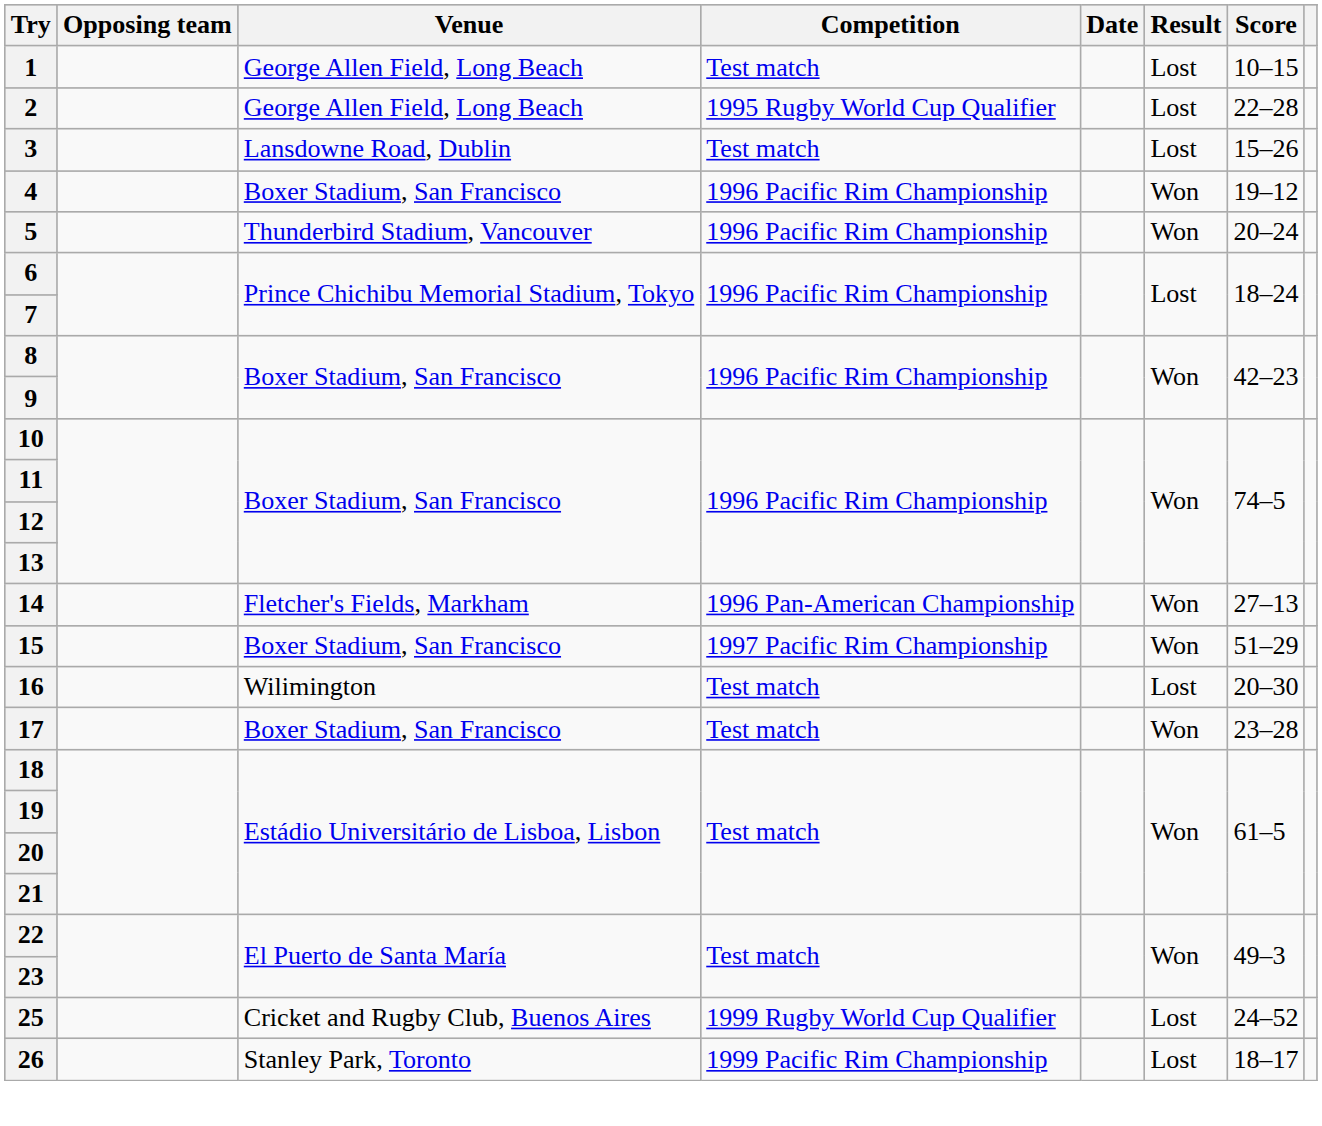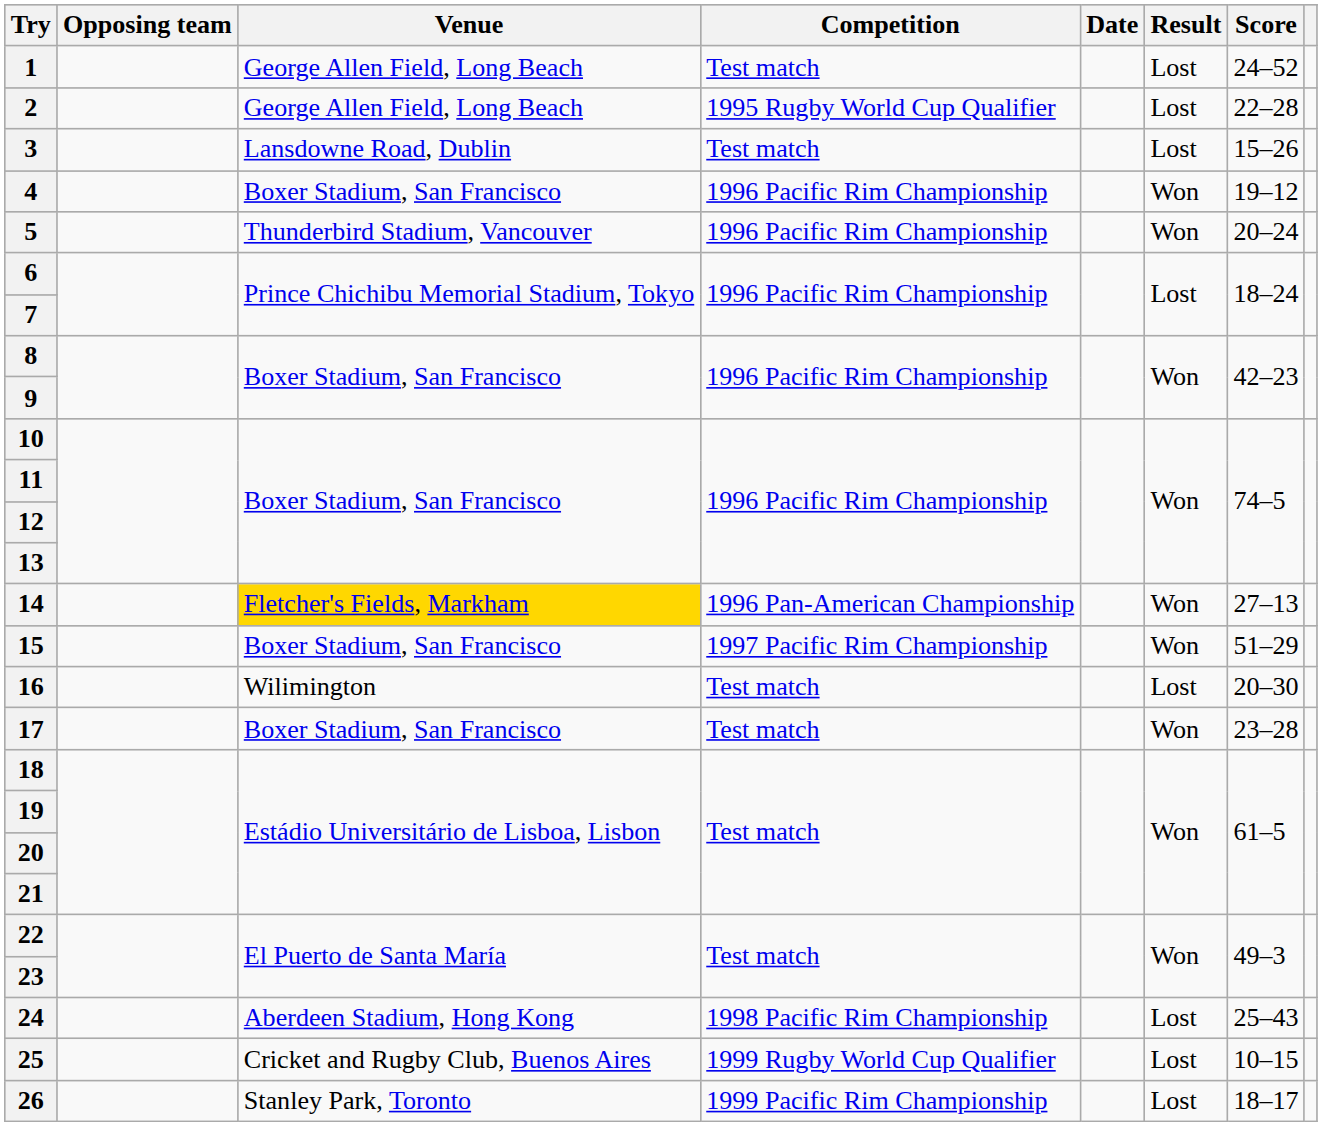(1266, 66) 10–15 -> (1266, 66) 24–52
(386, 604) no background -> (386, 604) gold background
+ row: (31, 1017)
(1266, 1017) 24–52 -> (1266, 1059) 10–15
